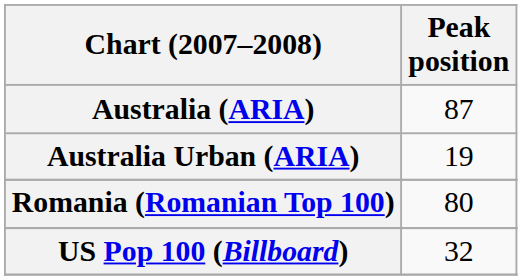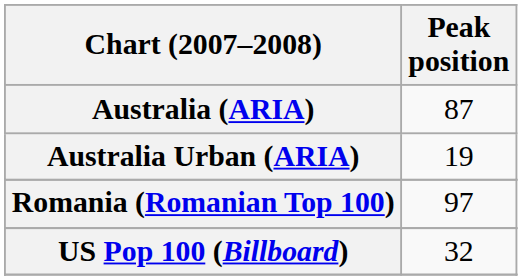(459, 203) 80 -> (459, 203) 97
